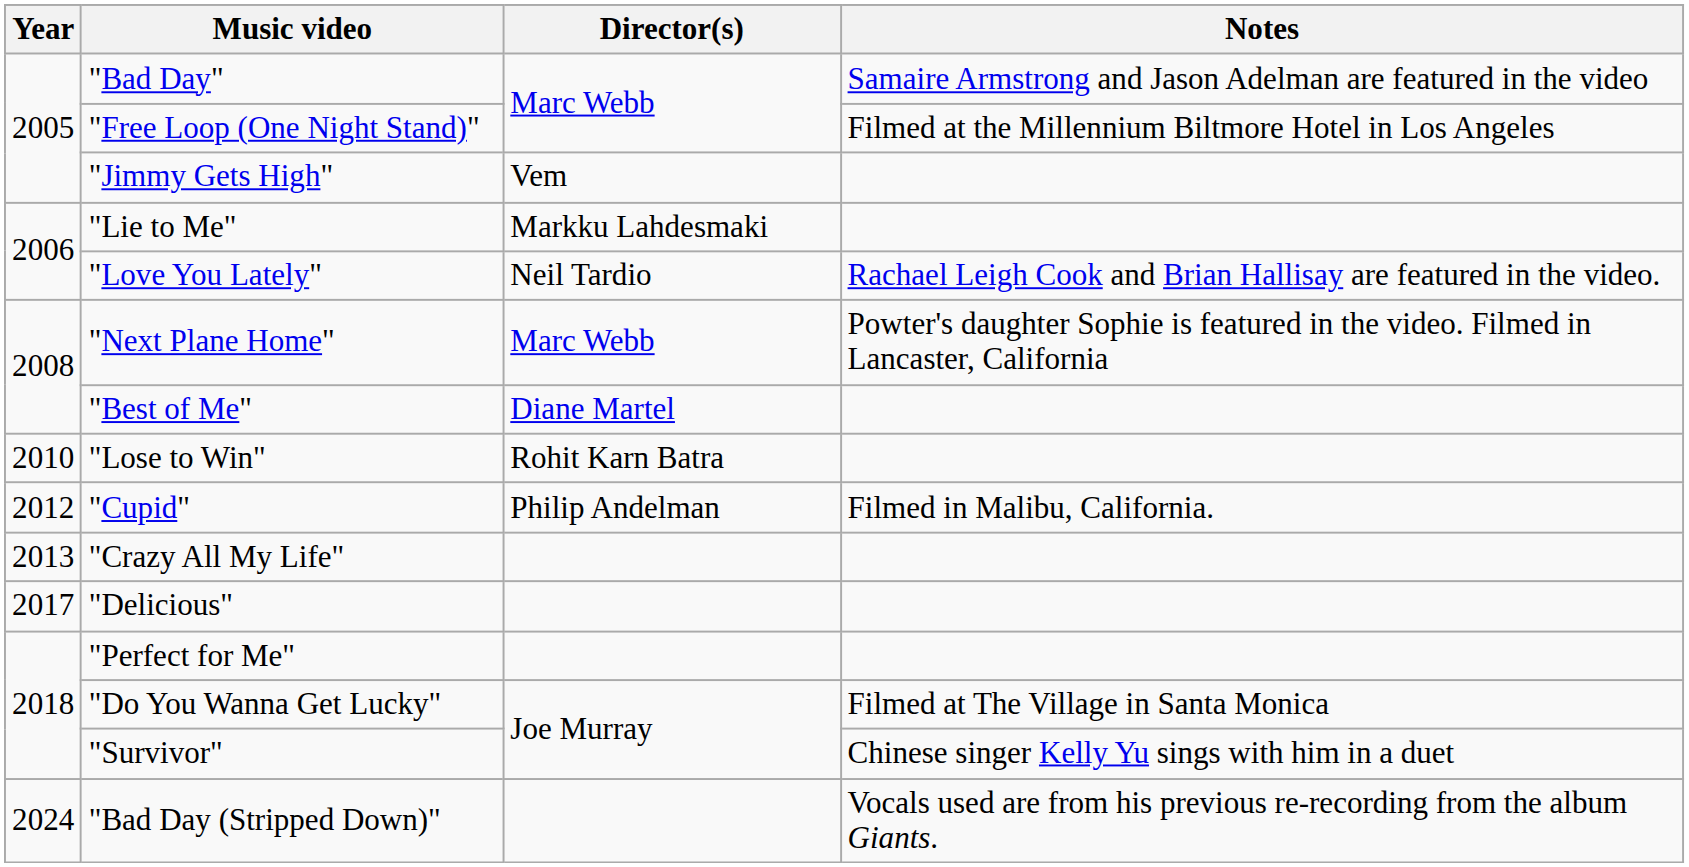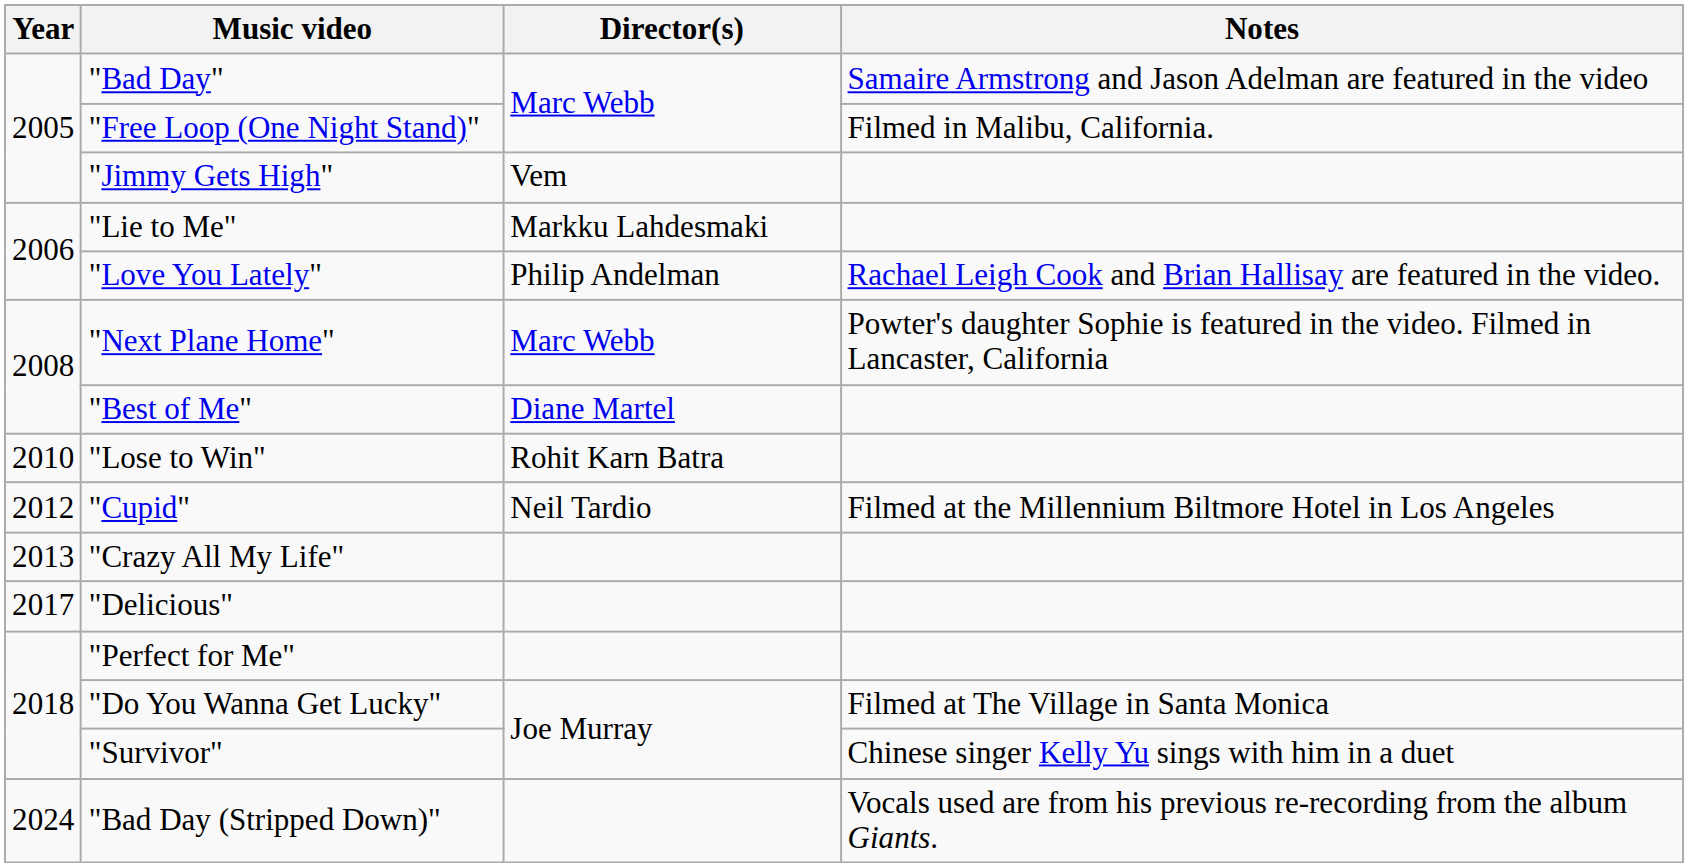(1201, 127) Filmed at the Millennium Biltmore Hotel in Los Angeles -> (1031, 127) Filmed in Malibu, California.
(581, 275) Neil Tardio -> (615, 275) Philip Andelman
(615, 507) Philip Andelman -> (581, 507) Neil Tardio
(1031, 507) Filmed in Malibu, California. -> (1201, 507) Filmed at the Millennium Biltmore Hotel in Los Angeles
